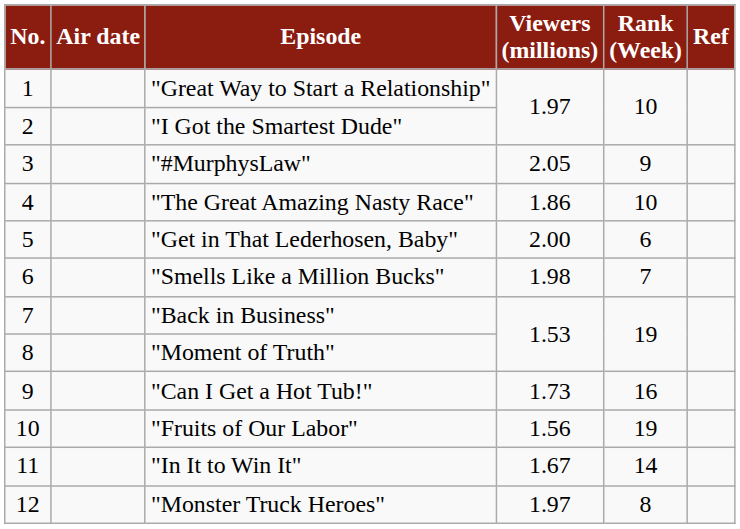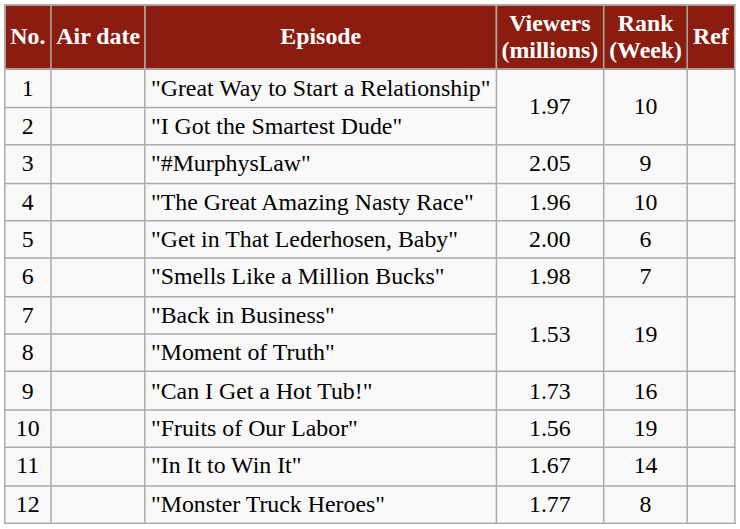(550, 201) 1.86 -> (550, 201) 1.96
(550, 503) 1.97 -> (550, 503) 1.77
